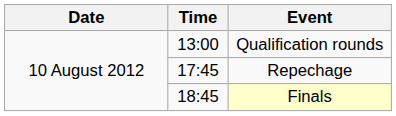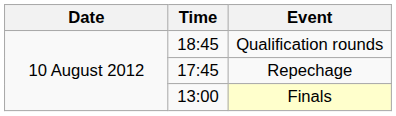(198, 44) 13:00 -> (198, 44) 18:45
(198, 96) 18:45 -> (198, 96) 13:00
